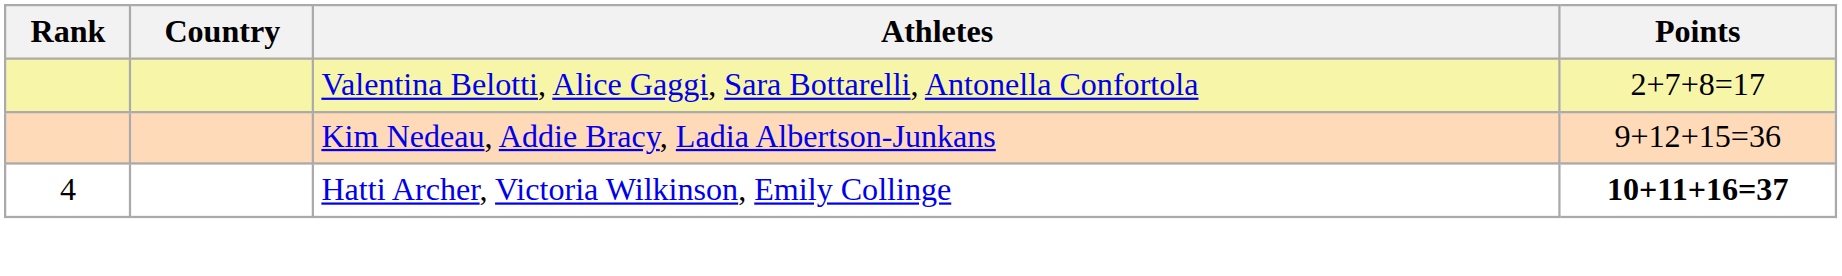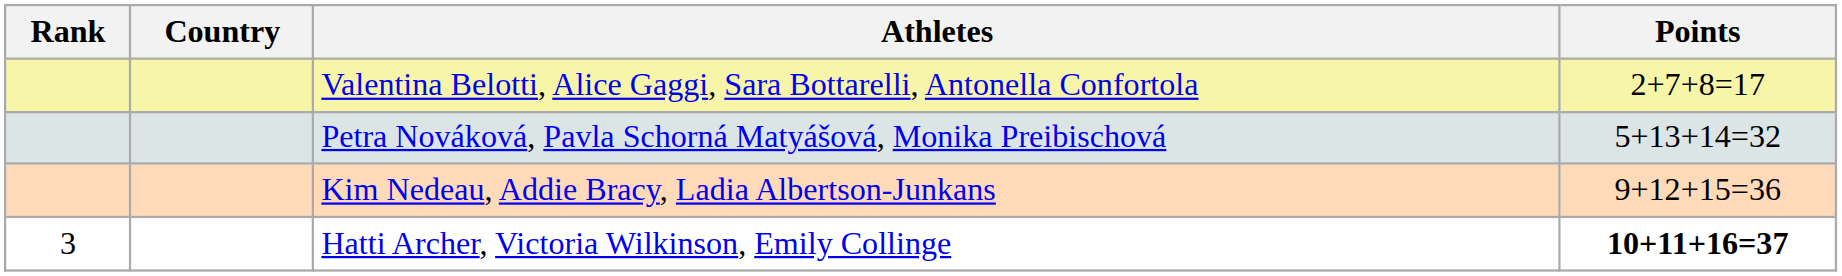+ row: (744, 137)
(68, 190) 4 -> (68, 243) 3
